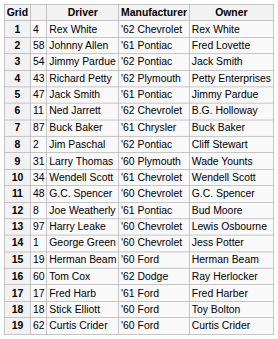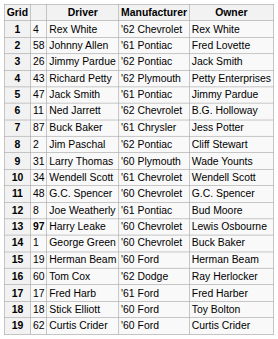(39, 62) 54 -> (39, 62) 26
(218, 128) Buck Baker -> (218, 128) Jess Potter
(39, 227) normal -> (39, 227) bold
(218, 243) Jess Potter -> (218, 243) Buck Baker
